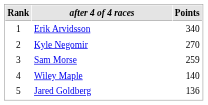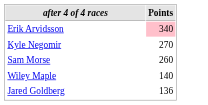- column: (18, 12)
(193, 29) no background -> (166, 29) pink background
(193, 60) 259 -> (166, 60) 260
